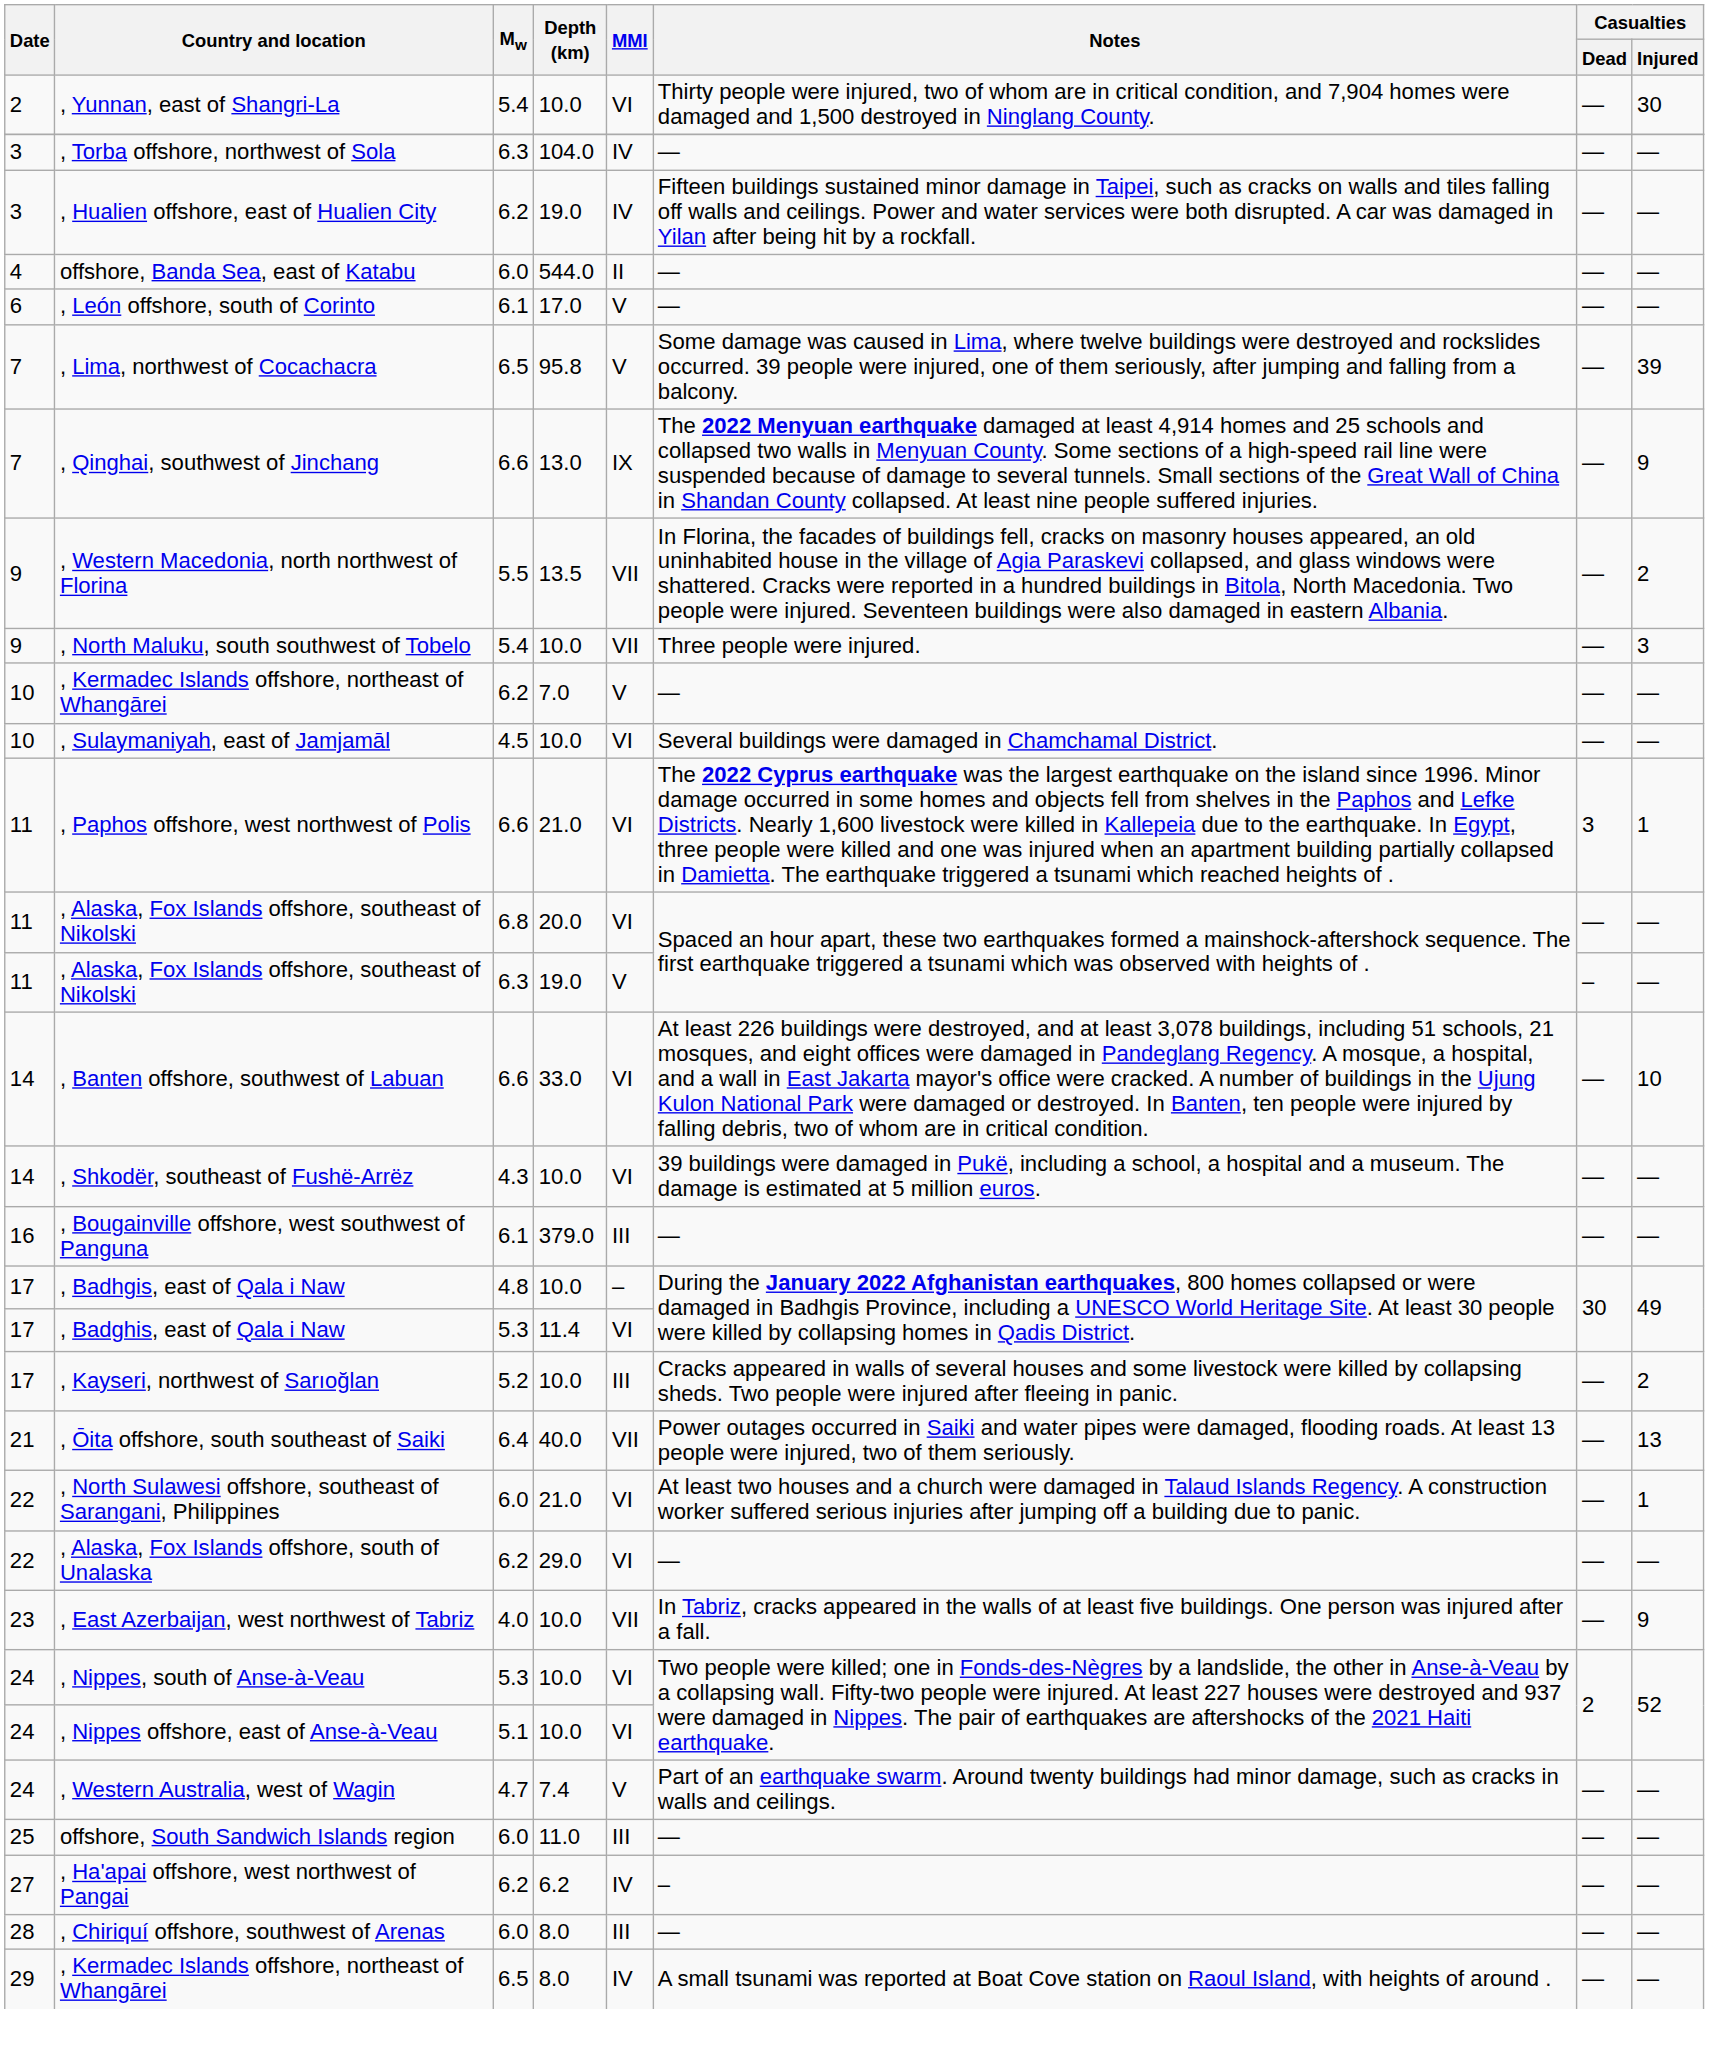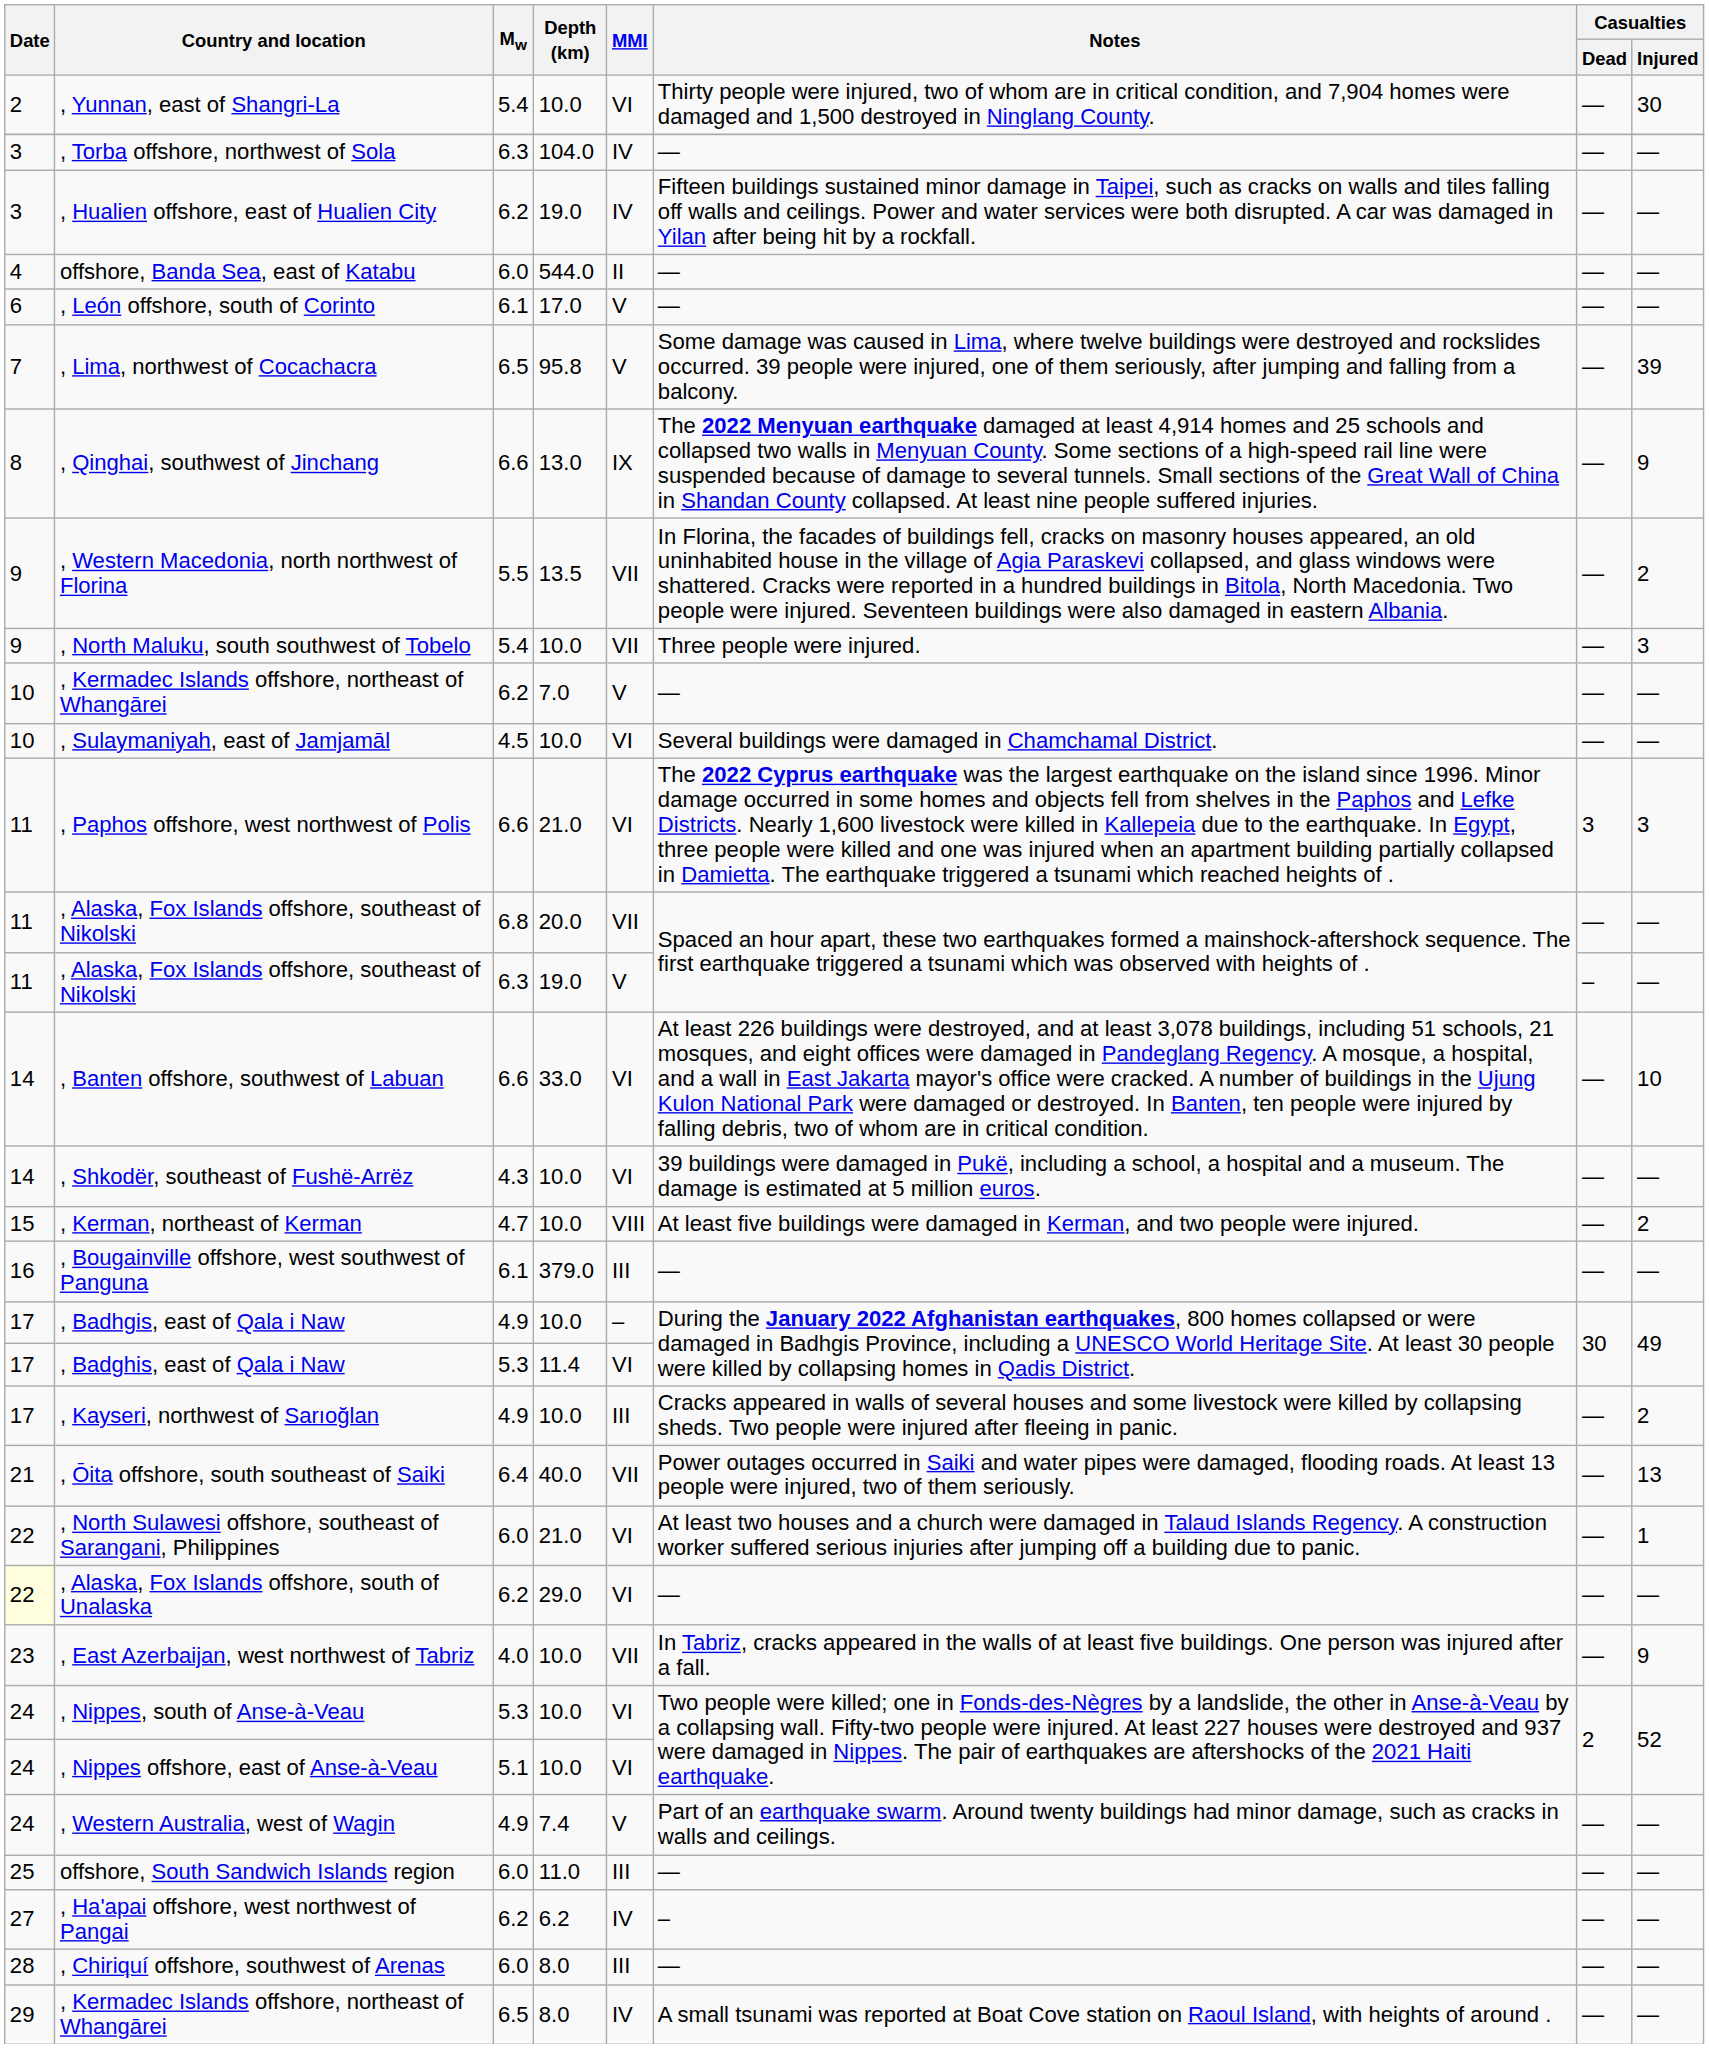(16, 463) 7 -> (16, 463) 8
(1643, 824) 1 -> (1643, 824) 3
(622, 922) VI -> (625, 922) VII
+ row: (211, 1223)
(513, 1287) 4.8 -> (513, 1322) 4.9
(513, 1380) 5.2 -> (513, 1415) 4.9
(22, 1560) no background -> (22, 1595) lightyellow background
(513, 1789) 4.7 -> (513, 1824) 4.9
